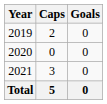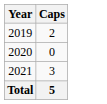- column: (85, 14)
